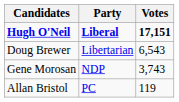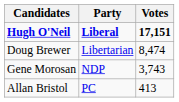(152, 50) 6,543 -> (152, 50) 8,474
(147, 87) 119 -> (148, 87) 413
